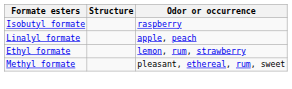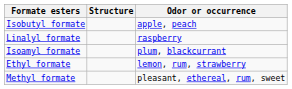(160, 24) raspberry -> (167, 24) apple, peach
(167, 38) apple, peach -> (160, 38) raspberry
+ row: (43, 51)
